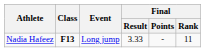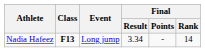(135, 40) 3.33 -> (135, 40) 3.34
(188, 40) 11 -> (188, 40) 14
